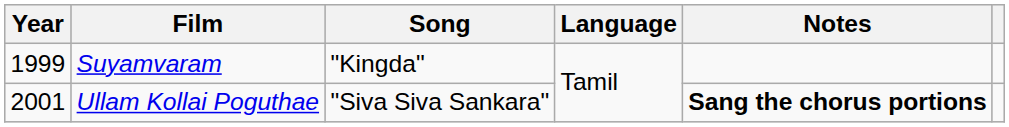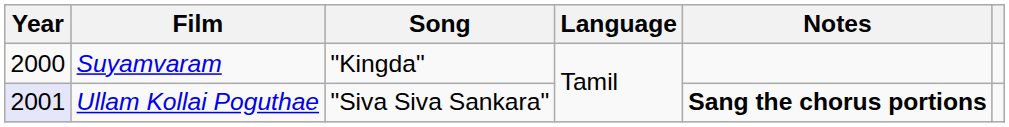(38, 63) 1999 -> (38, 63) 2000
(38, 102) no background -> (38, 102) lavender background
